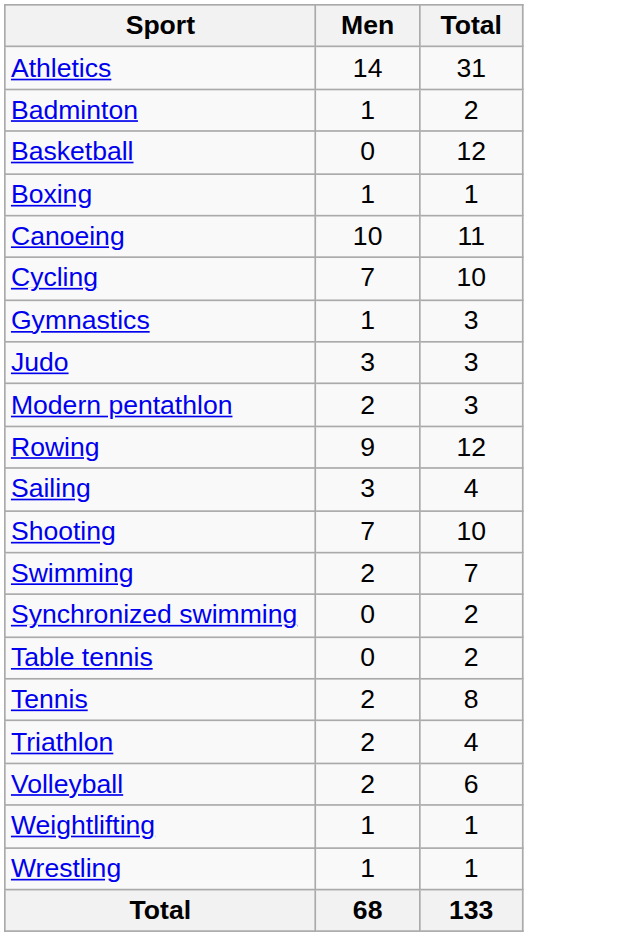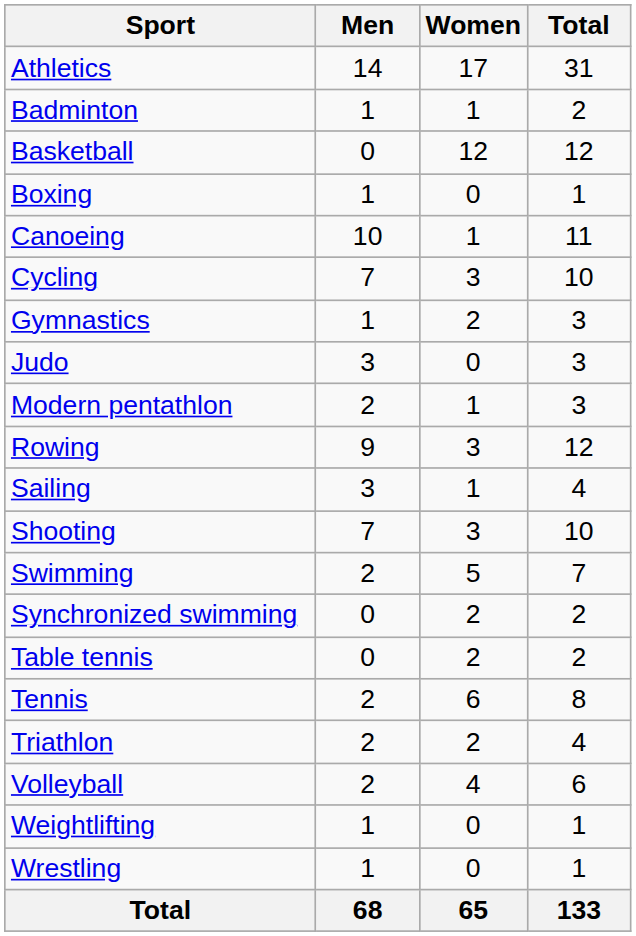+ column: (473, 25)
